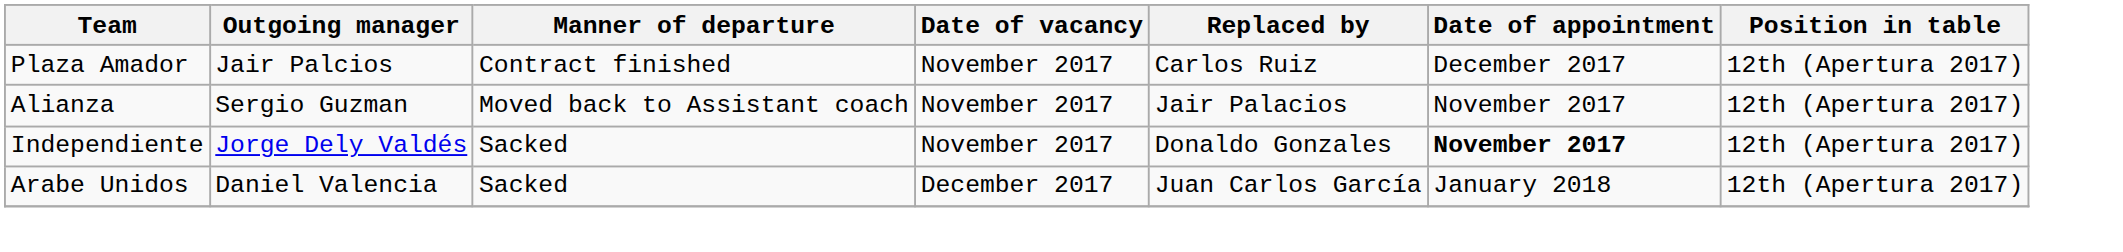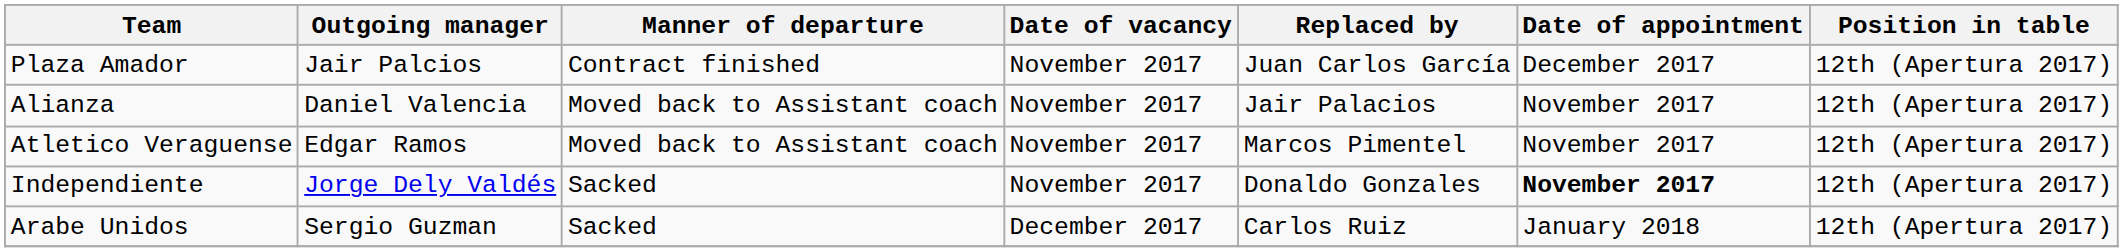(1236, 65) Carlos Ruiz -> (1377, 65) Juan Carlos García
(312, 106) Sergio Guzman -> (415, 106) Daniel Valencia
+ row: (152, 146)
(326, 186) Daniel Valencia -> (401, 226) Sergio Guzman
(1288, 186) Juan Carlos García -> (1325, 226) Carlos Ruiz
